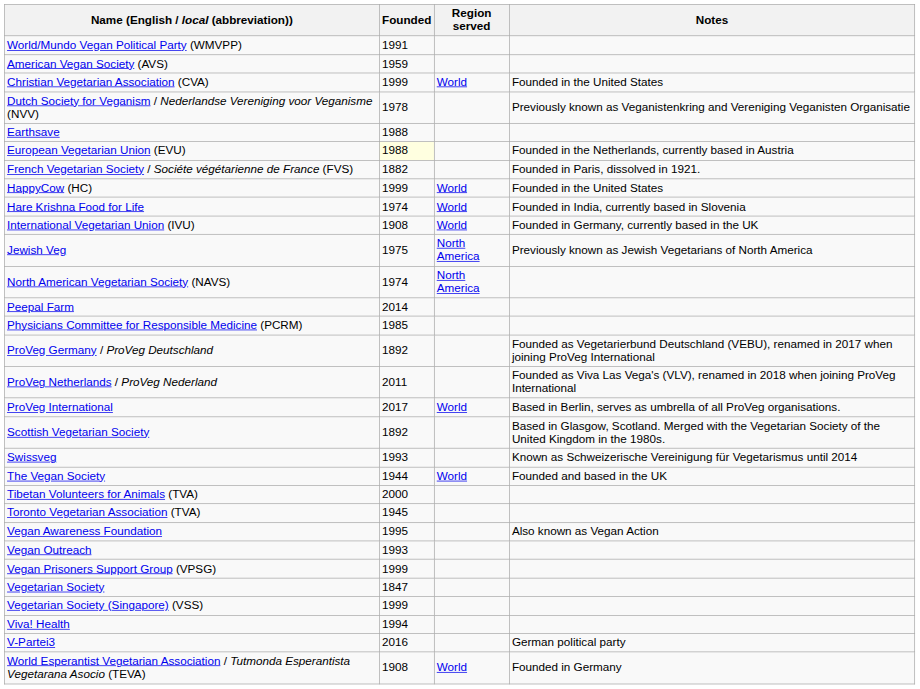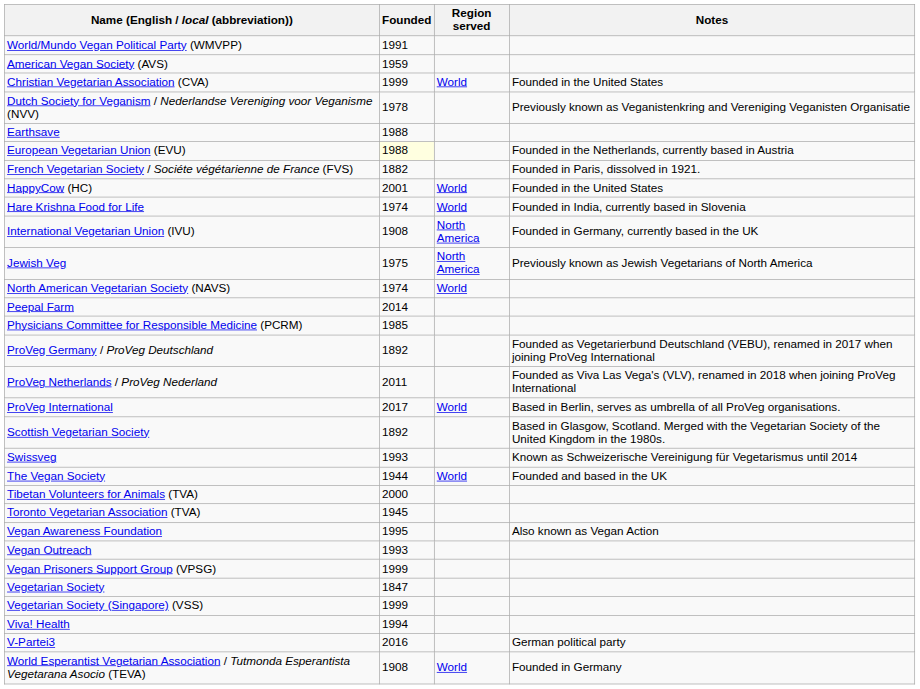(395, 188) 1999 -> (395, 188) 2001
(452, 225) World -> (458, 231) North America
(458, 282) North America -> (452, 288) World
